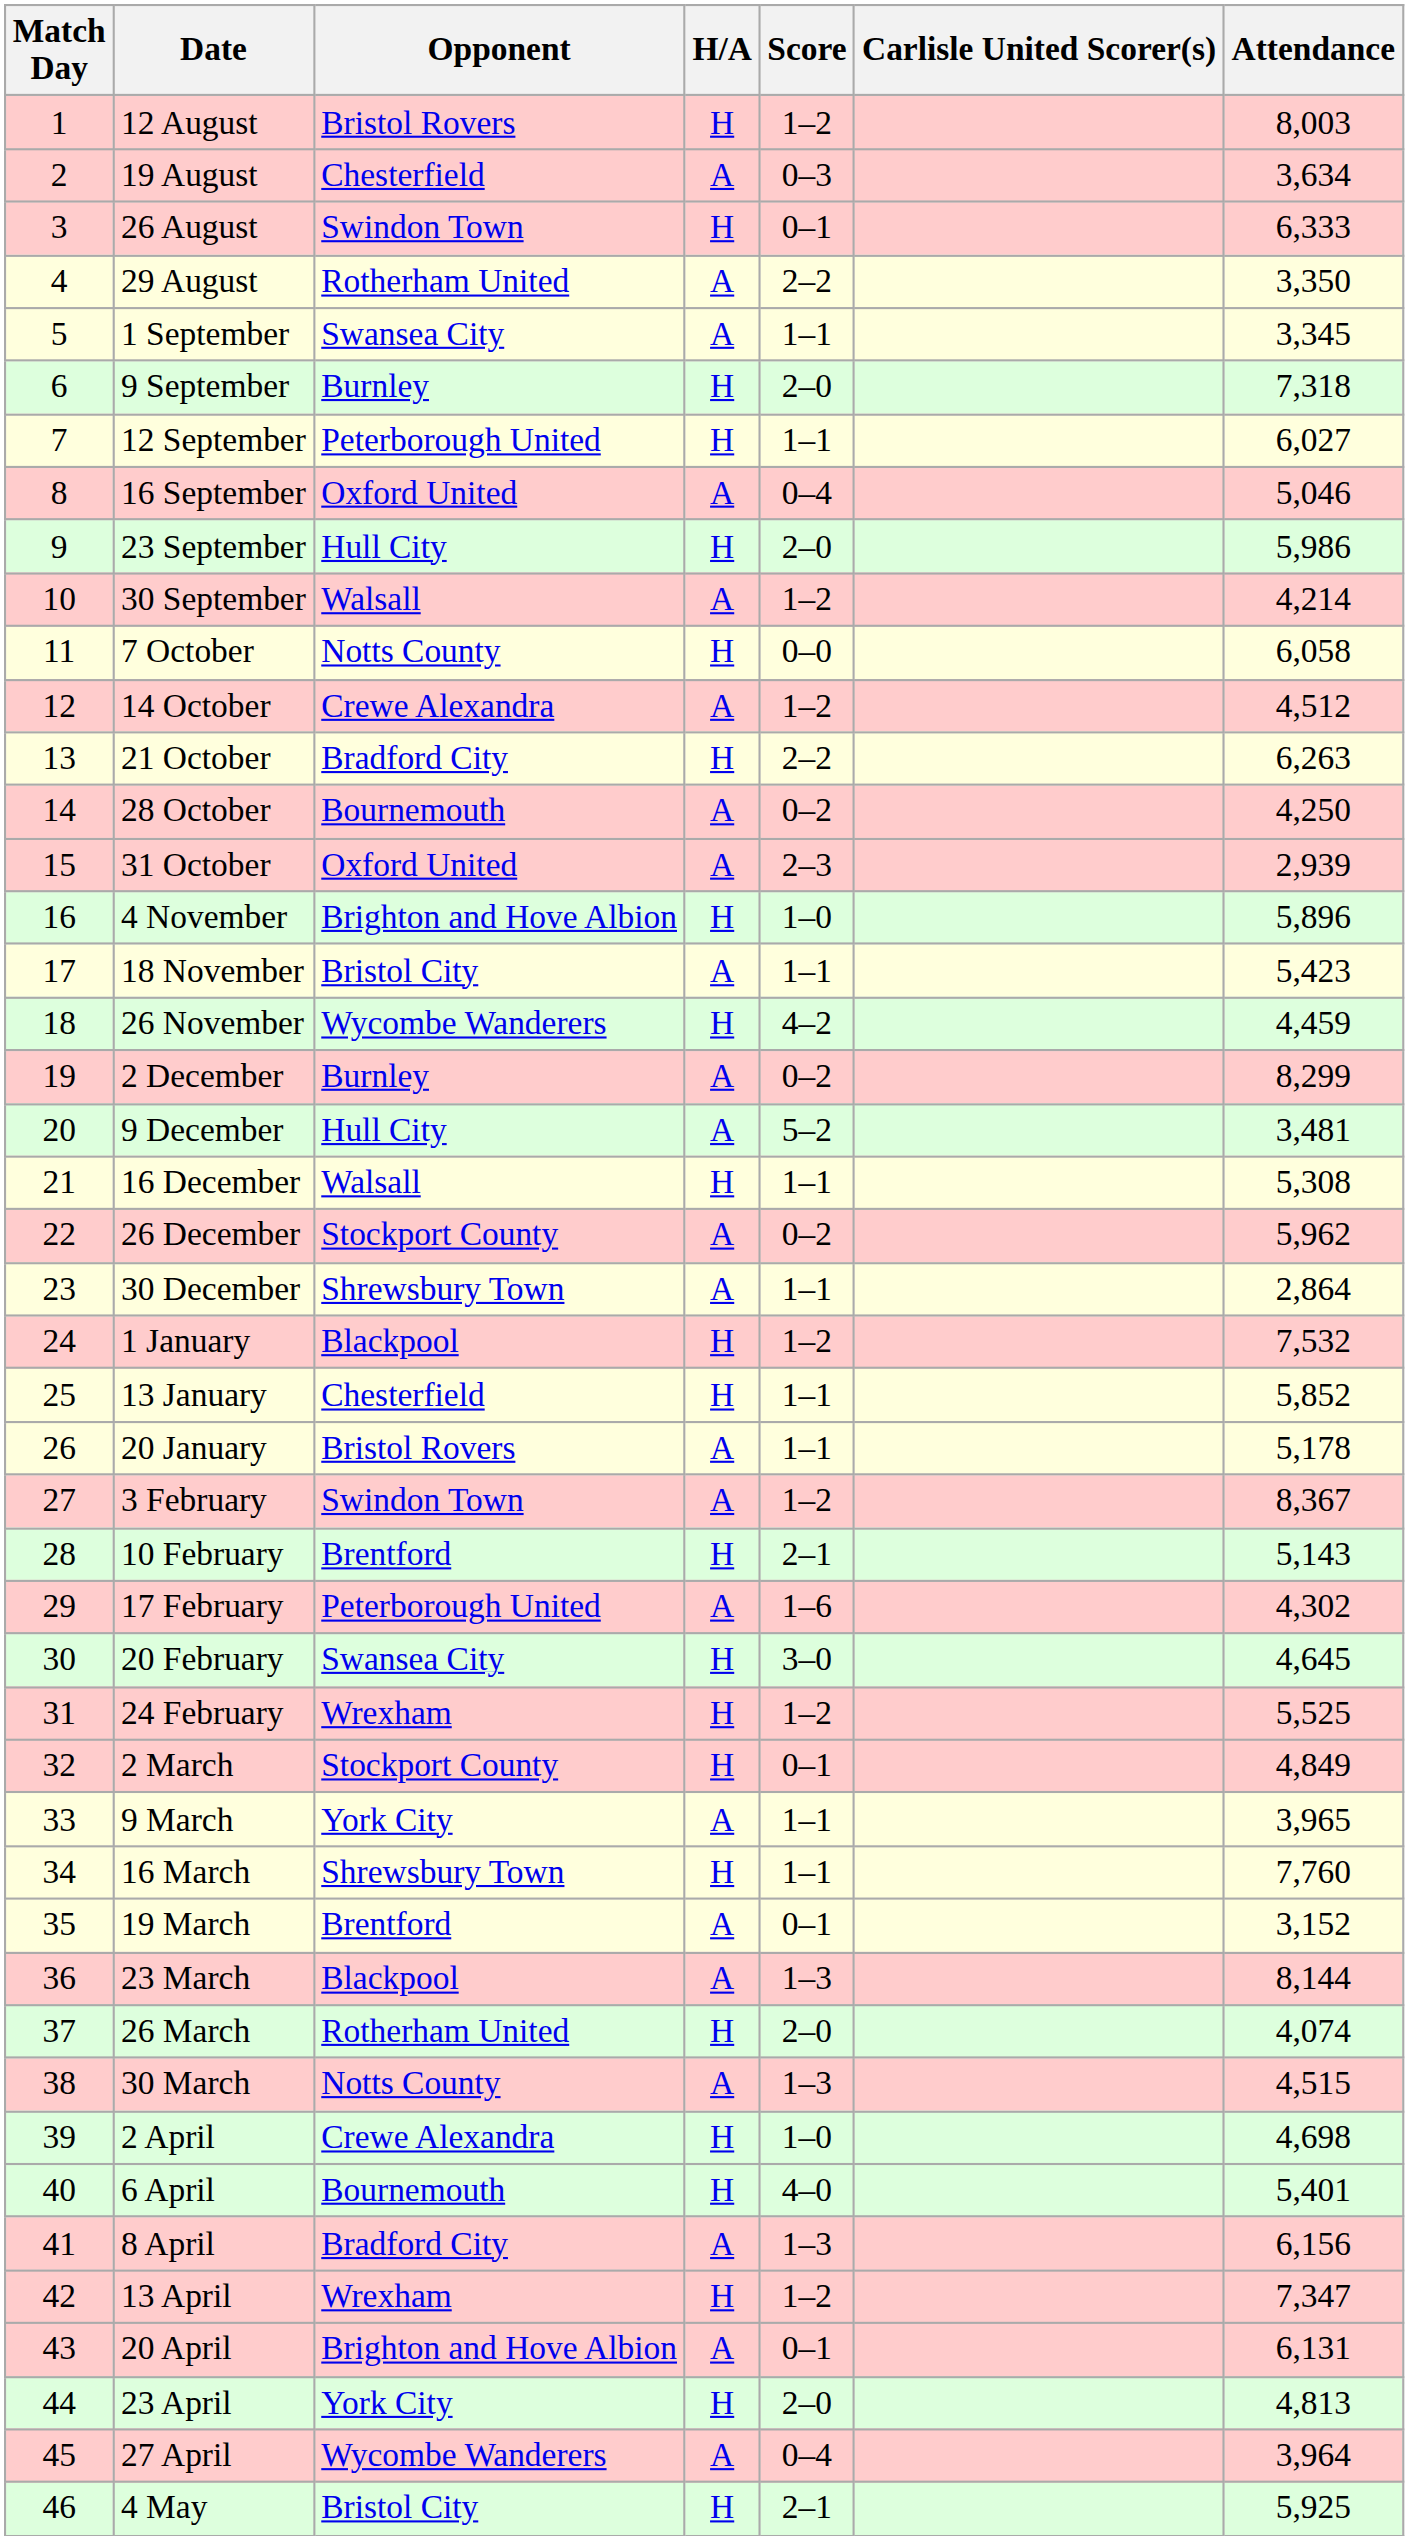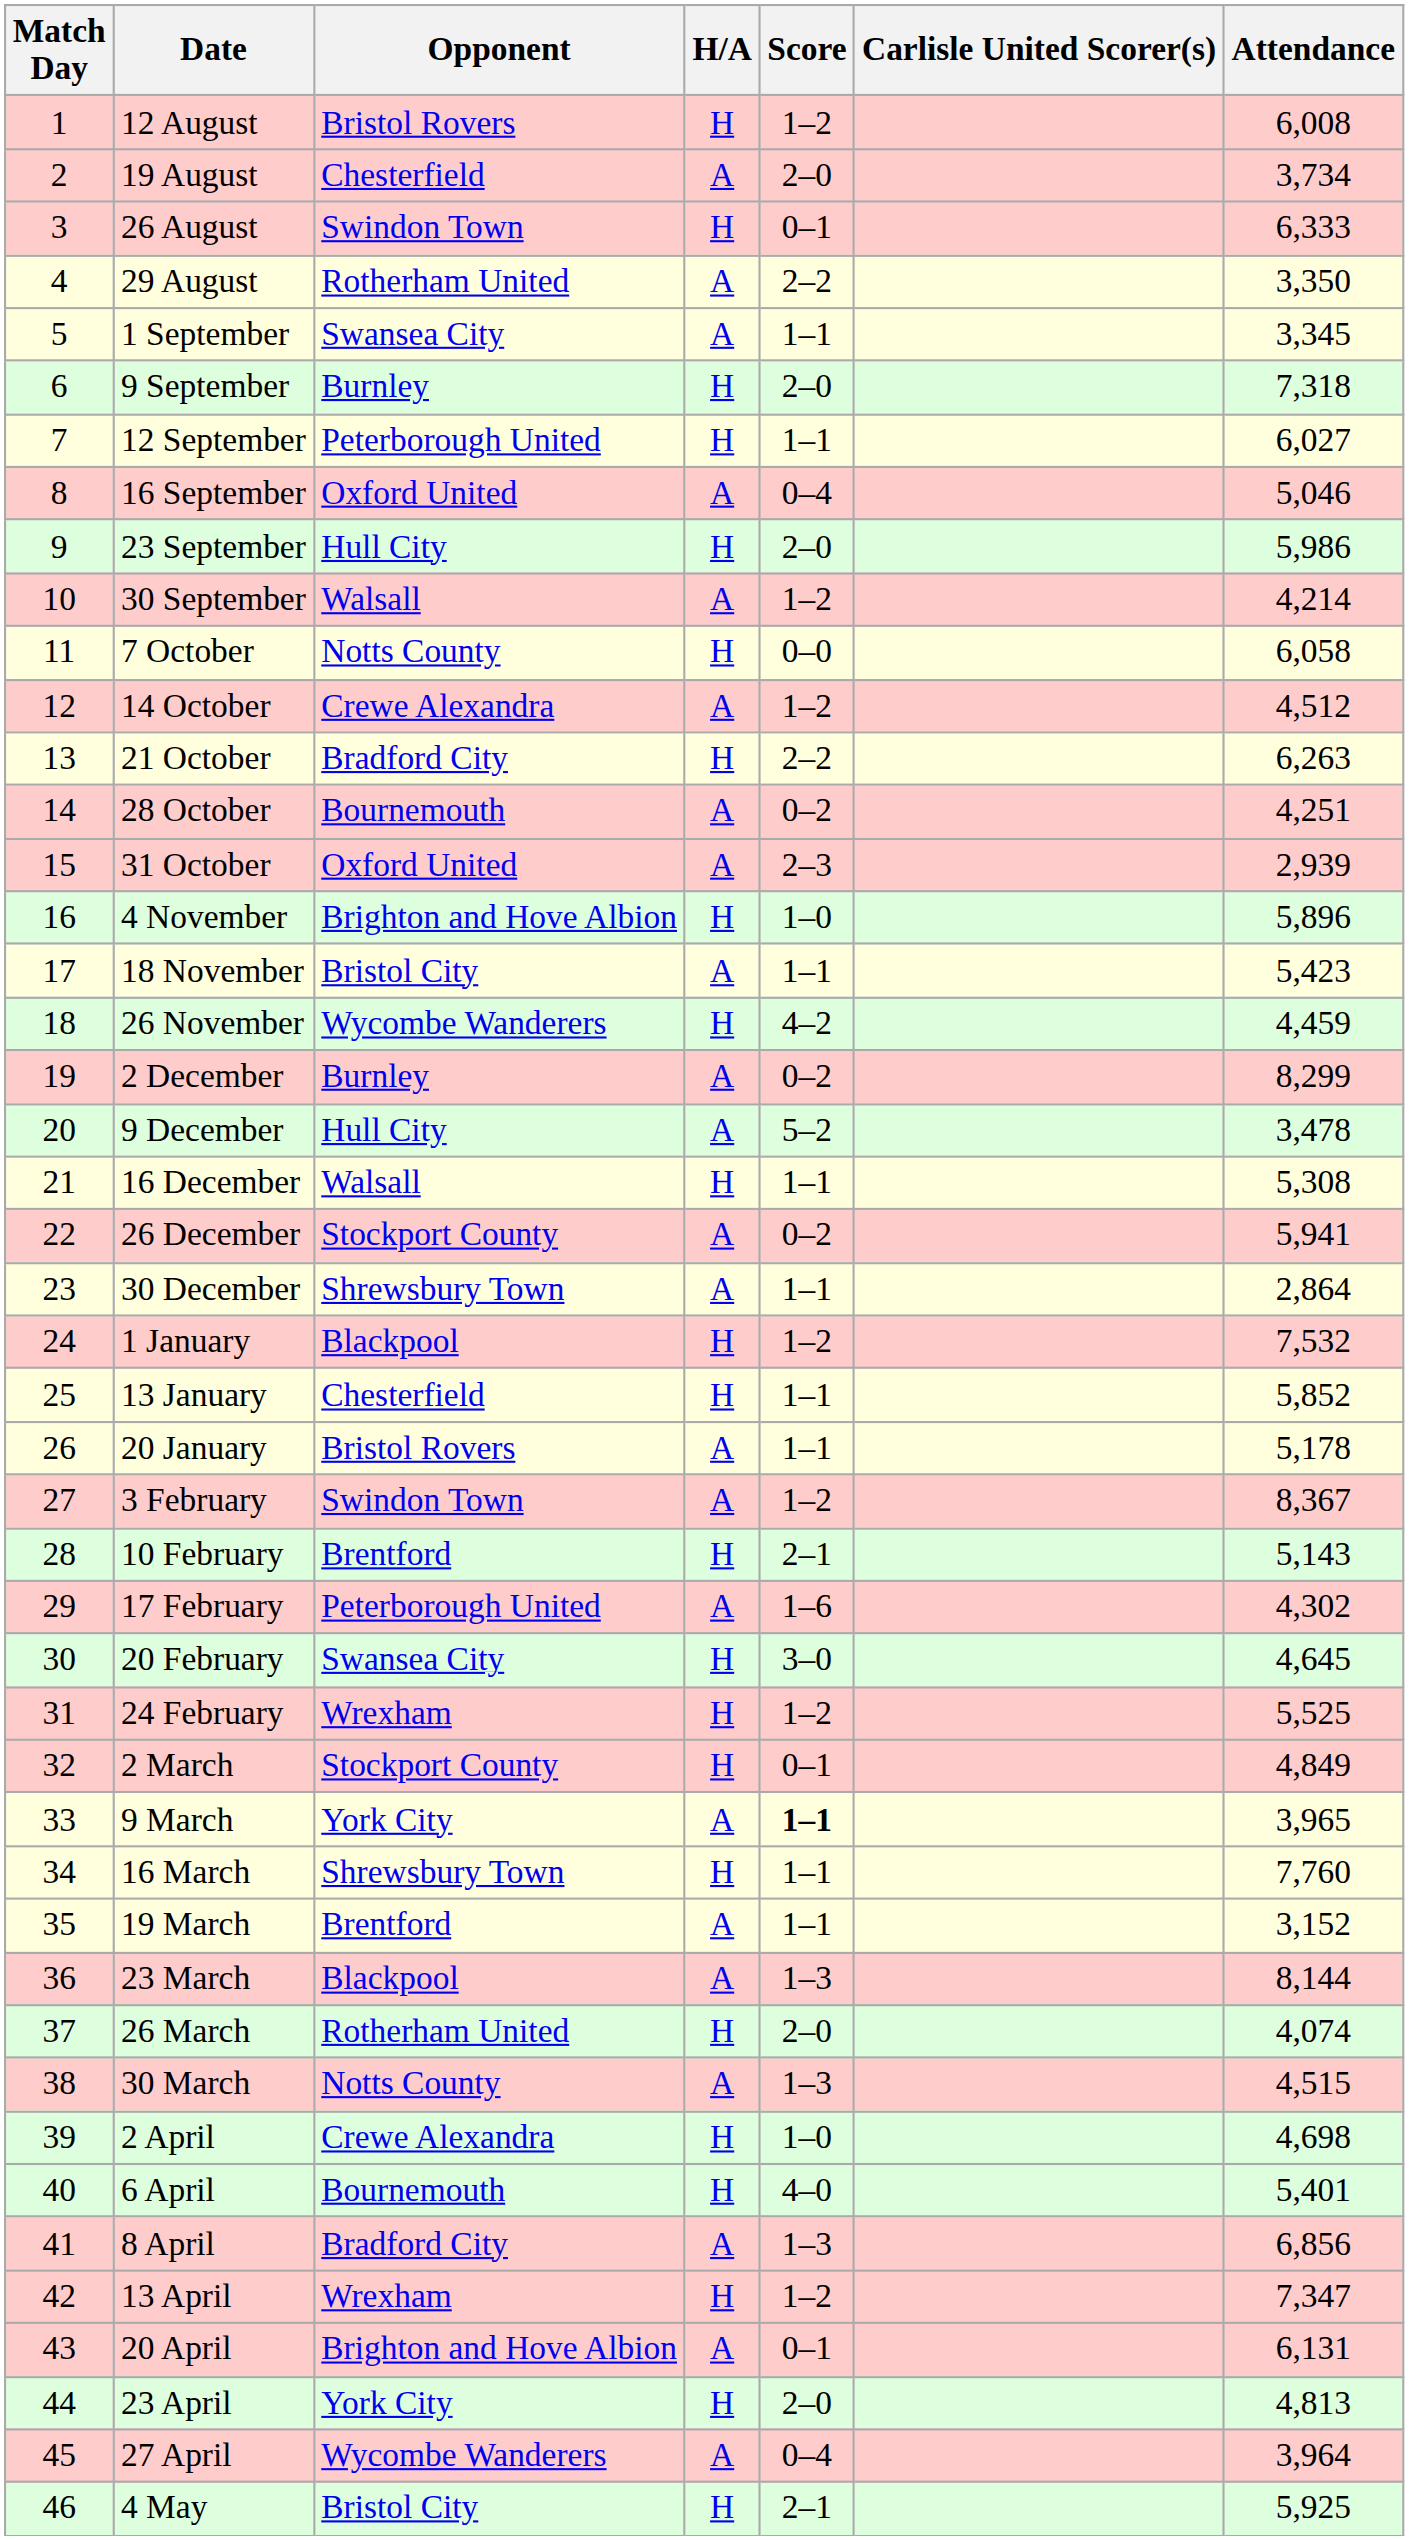(1313, 121) 8,003 -> (1313, 121) 6,008
(807, 174) 0–3 -> (807, 174) 2–0
(1313, 174) 3,634 -> (1313, 174) 3,734
(1313, 811) 4,250 -> (1313, 811) 4,251
(1313, 1129) 3,481 -> (1313, 1129) 3,478
(1313, 1235) 5,962 -> (1313, 1235) 5,941
(807, 1818) normal -> (807, 1818) bold
(807, 1924) 0–1 -> (807, 1924) 1–1
(1313, 2243) 6,156 -> (1313, 2243) 6,856
